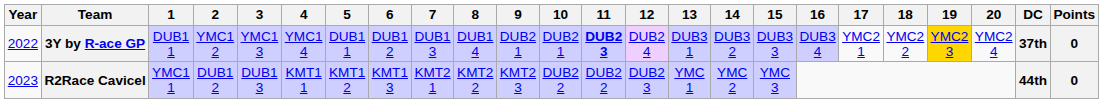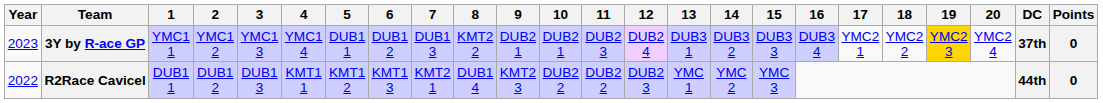(23, 44) 2022 -> (23, 44) 2023
(171, 44) DUB1 1 -> (171, 44) YMC1 1
(475, 44) DUB1 4 -> (475, 44) KMT2 2
(604, 44) bold -> (603, 44) normal
(23, 80) 2023 -> (23, 80) 2022
(171, 80) YMC1 1 -> (171, 80) DUB1 1
(475, 80) KMT2 2 -> (475, 80) DUB1 4
